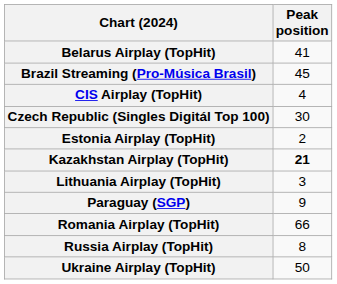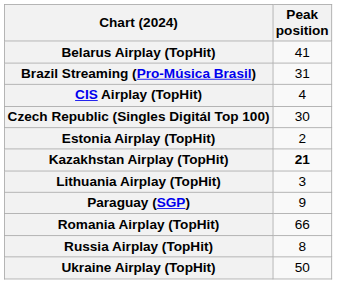(302, 73) 45 -> (302, 73) 31
